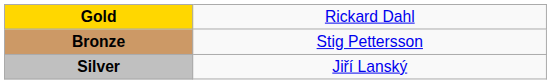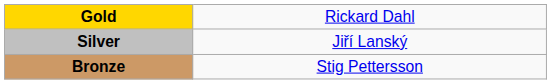rows swapped: (99, 66) <-> (99, 41)
